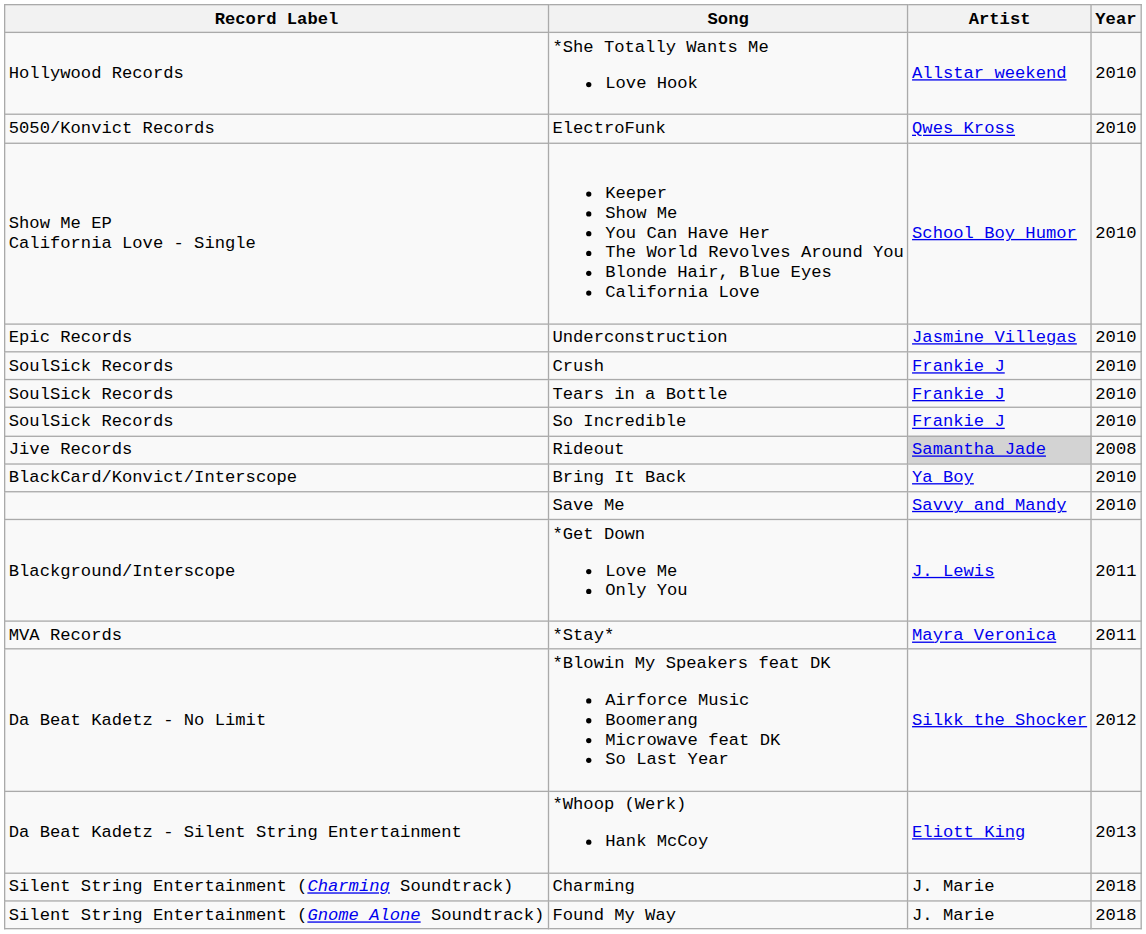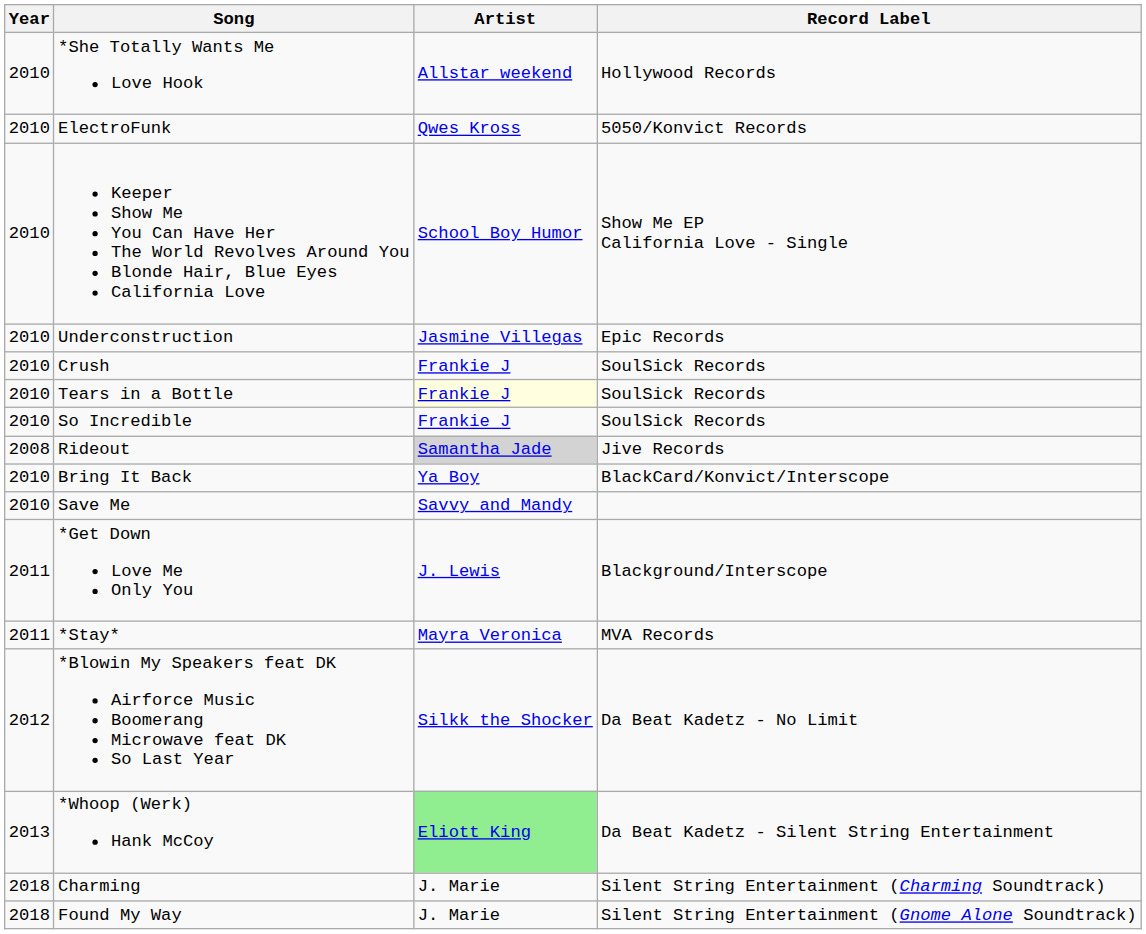columns swapped: (1116, 19) <-> (276, 19)
(958, 394) no background -> (464, 394) lightyellow background
(969, 832) no background -> (474, 832) lightgreen background
